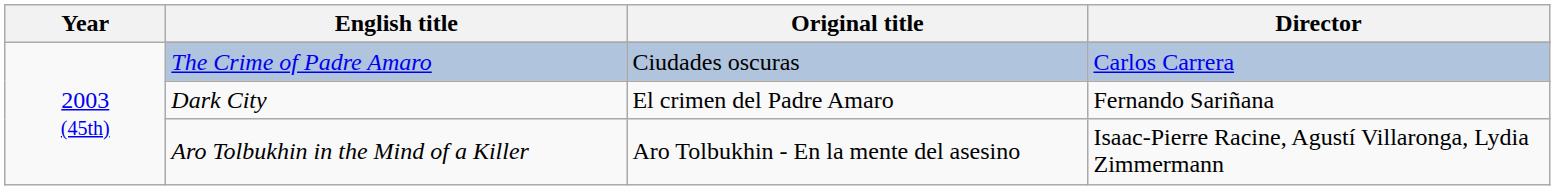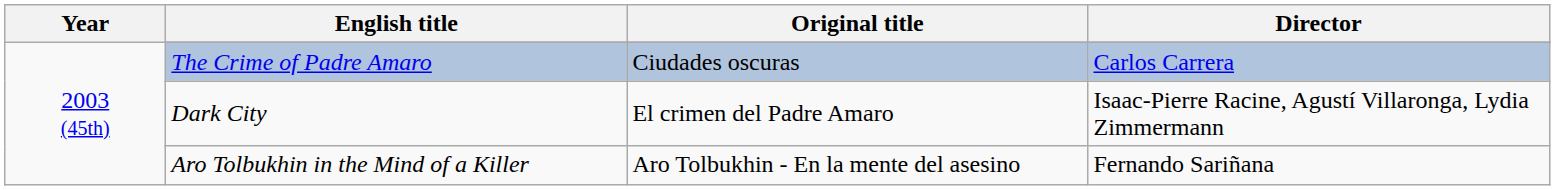(1184, 99) Fernando Sariñana -> (1311, 113) Isaac-Pierre Racine, Agustí Villaronga, Lydia Zimmermann
(1311, 151) Isaac-Pierre Racine, Agustí Villaronga, Lydia Zimmermann -> (1184, 164) Fernando Sariñana
